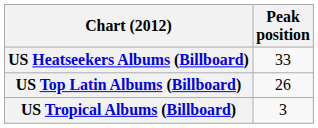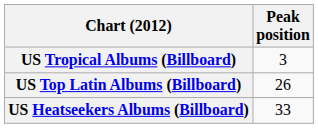rows swapped: (128, 60) <-> (128, 110)
